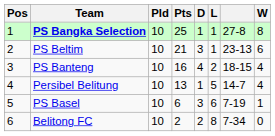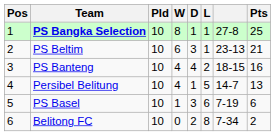columns swapped: (262, 13) <-> (183, 13)
